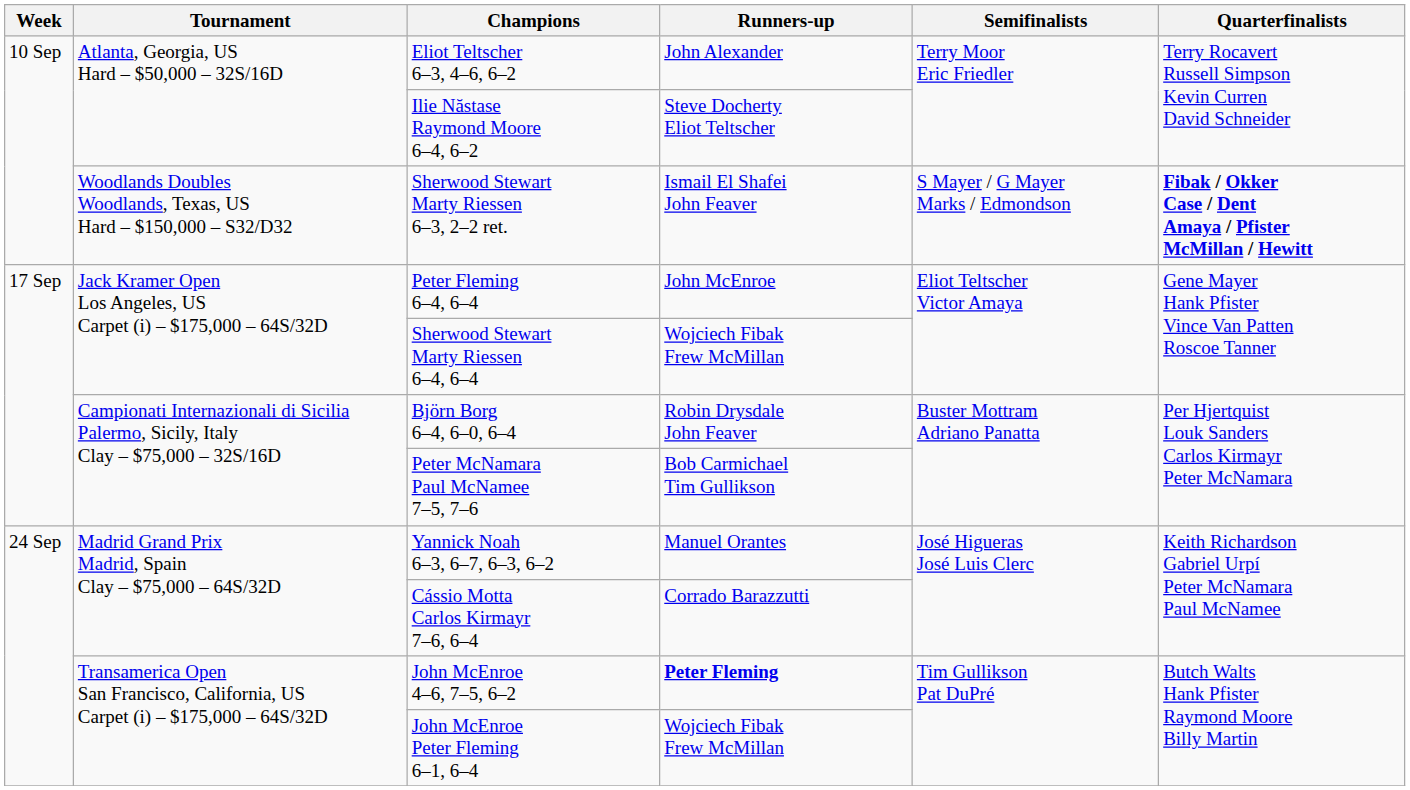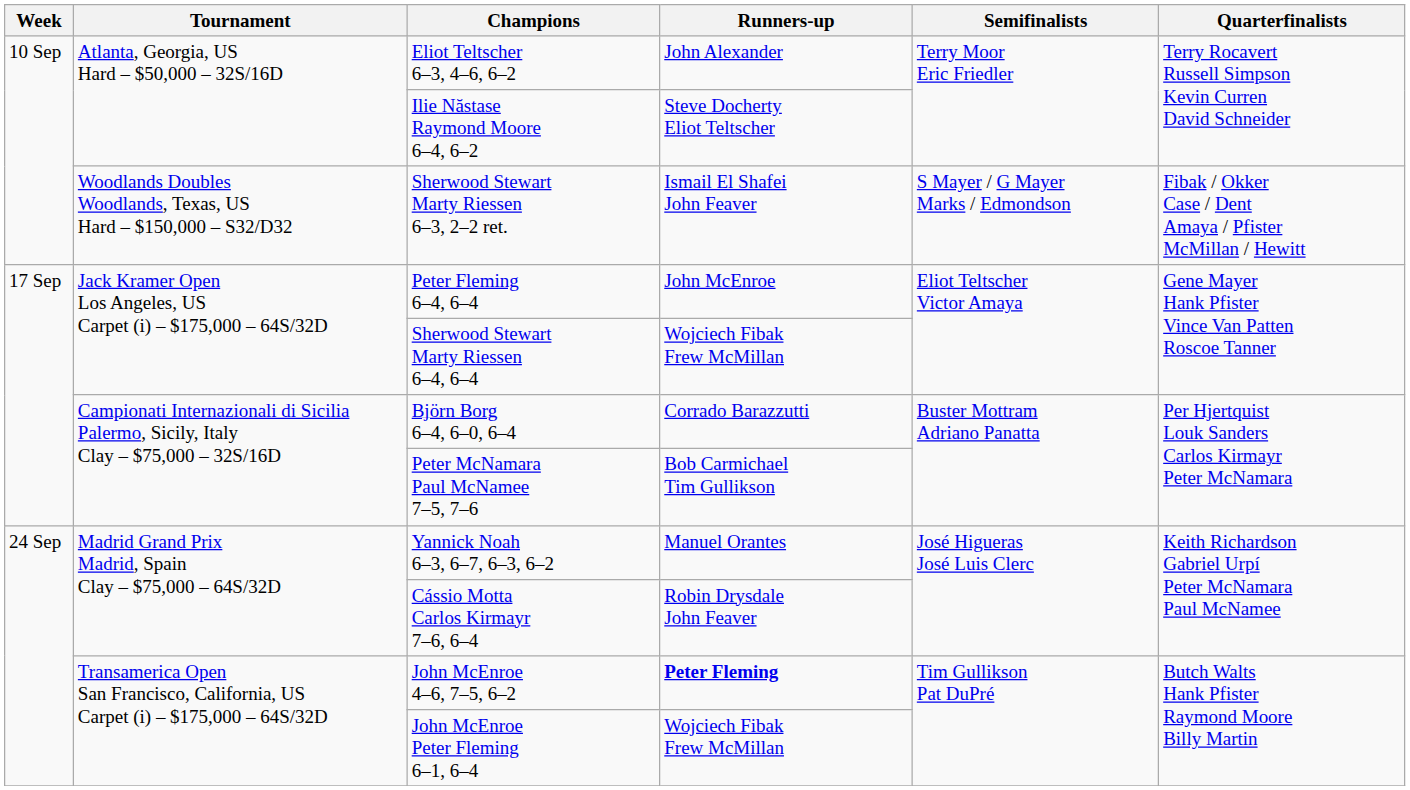(1238, 215) bold -> (1234, 215) normal
(724, 422) Robin Drysdale John Feaver -> (737, 410) Corrado Barazzutti
(737, 594) Corrado Barazzutti -> (724, 606) Robin Drysdale John Feaver
